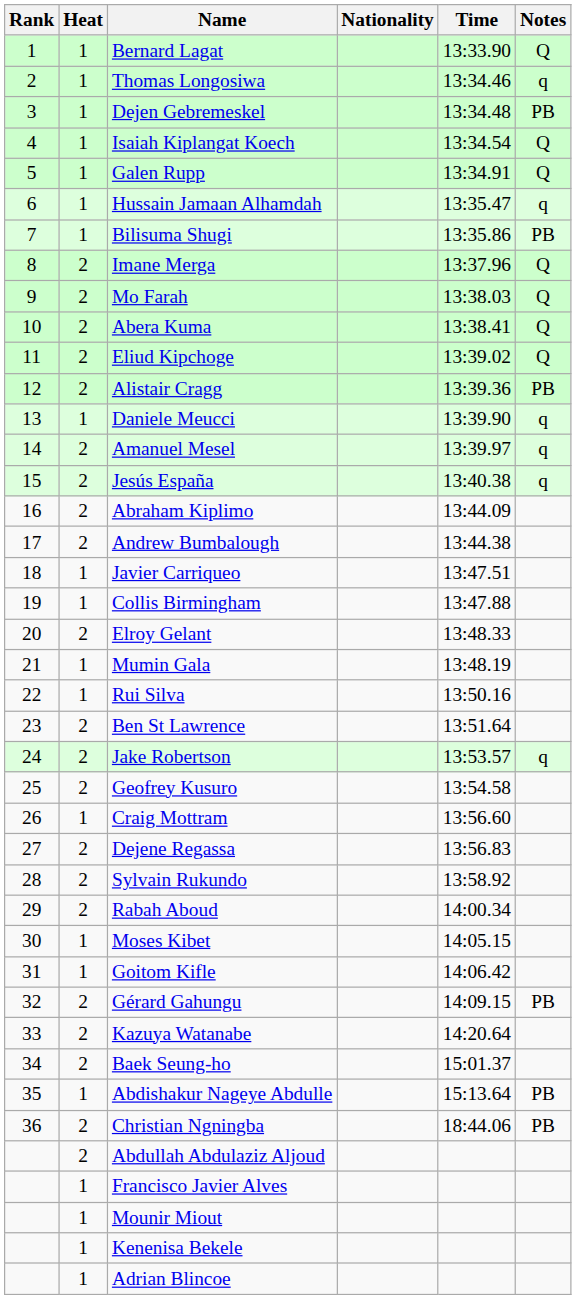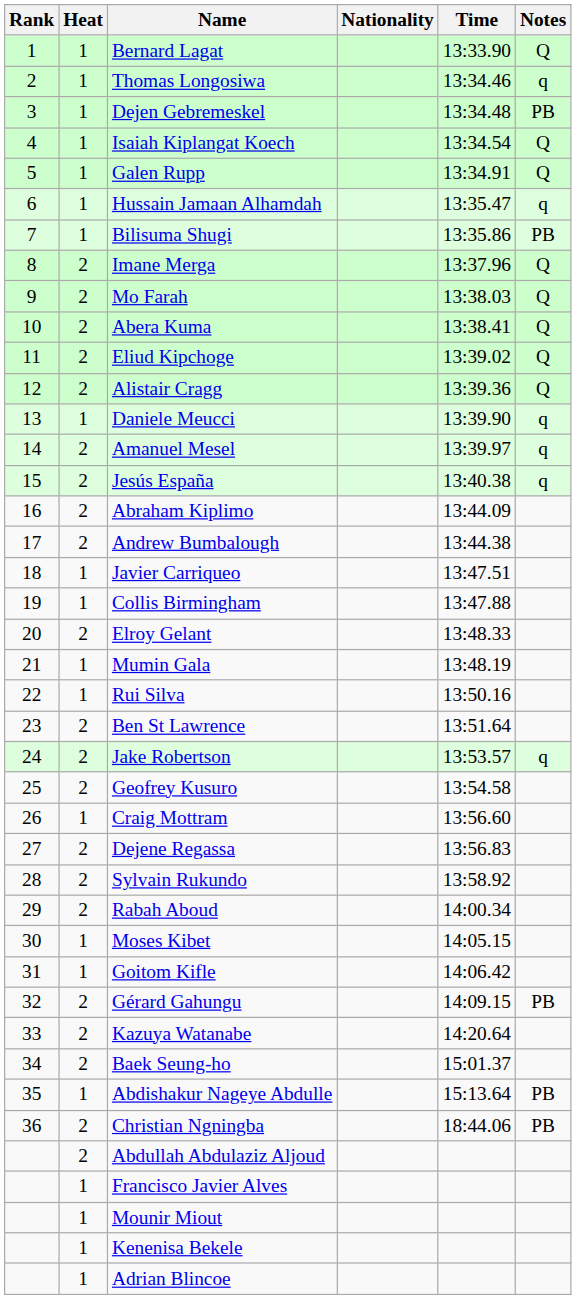(543, 388) PB -> (543, 388) Q
